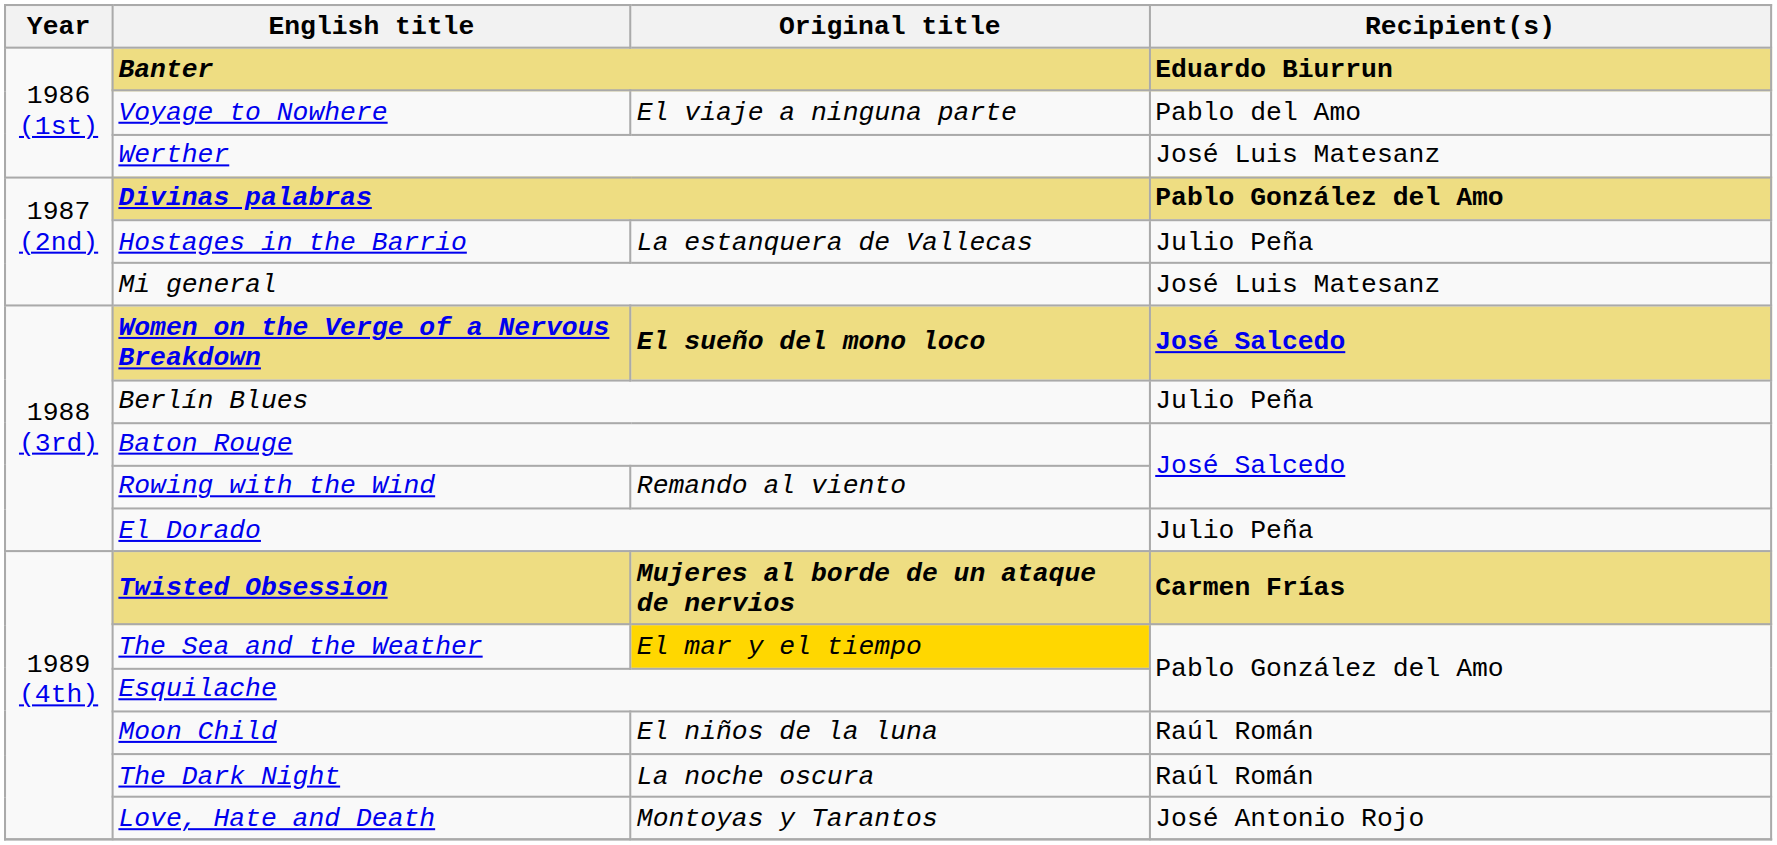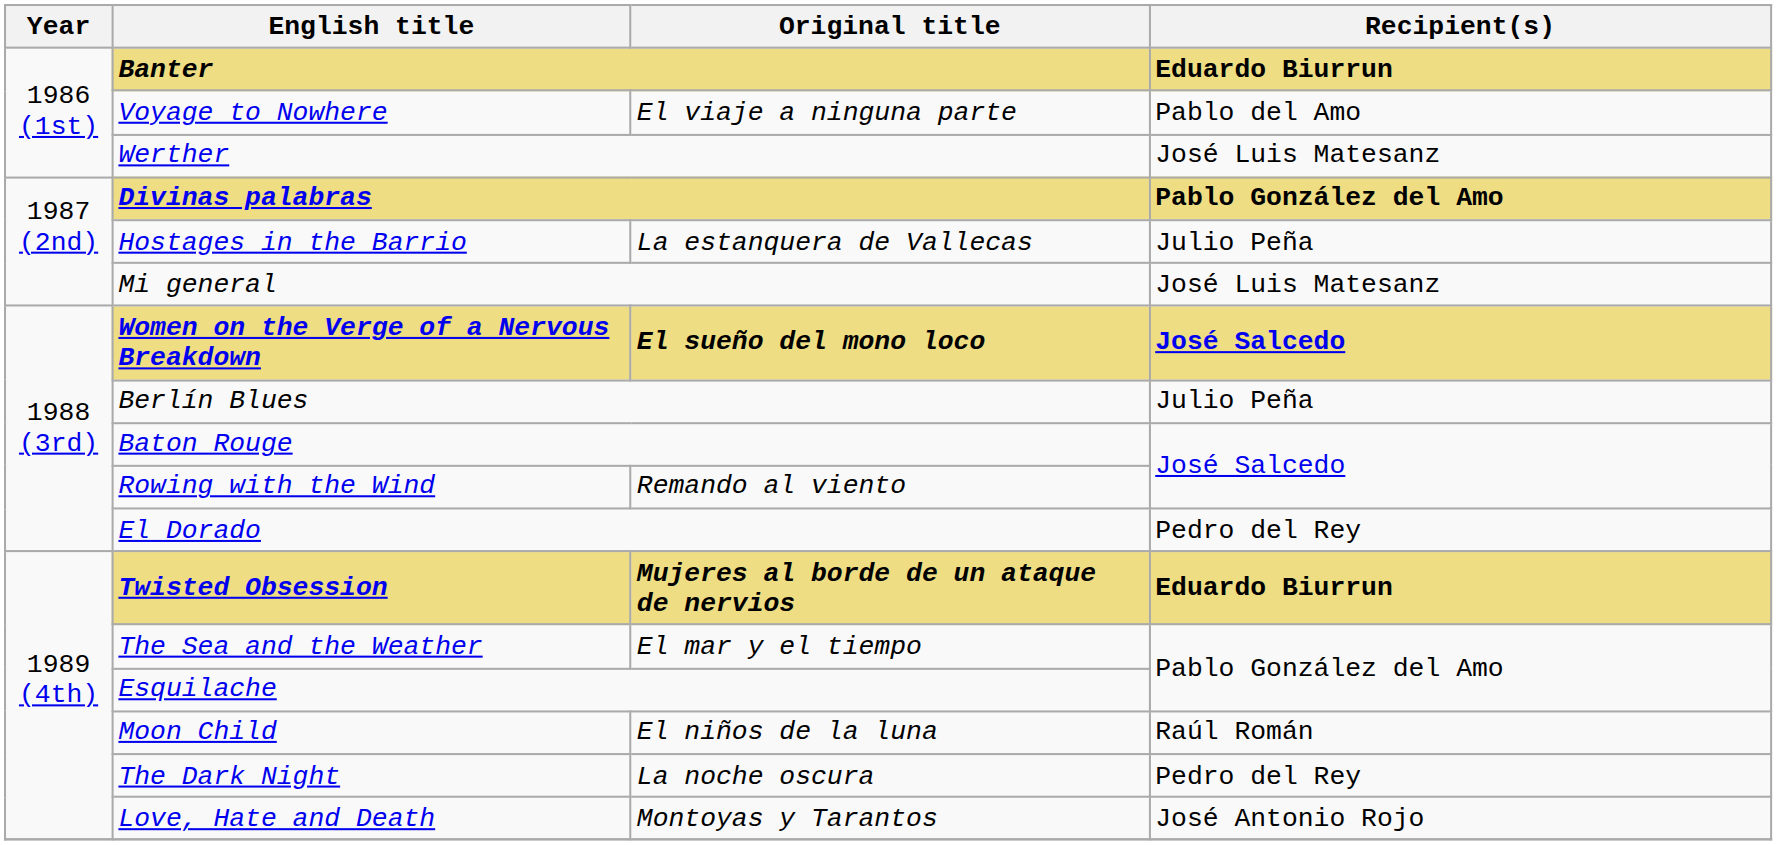(1234, 530) Julio Peña -> (1258, 530) Pedro del Rey
(1250, 588) Carmen Frías -> (1274, 588) Eduardo Biurrun
(779, 647) gold background -> (779, 647) no background
(1234, 776) Raúl Román -> (1258, 776) Pedro del Rey
